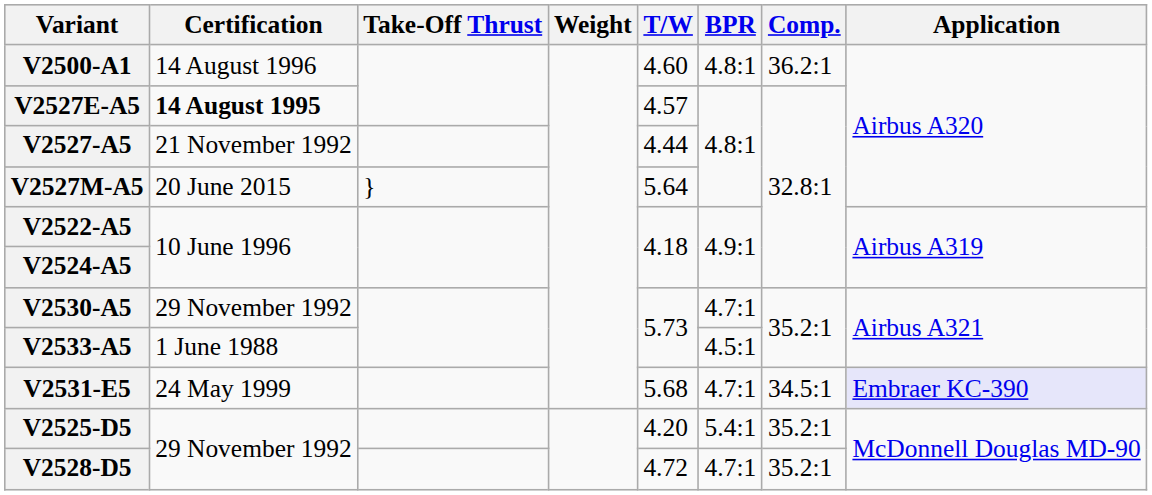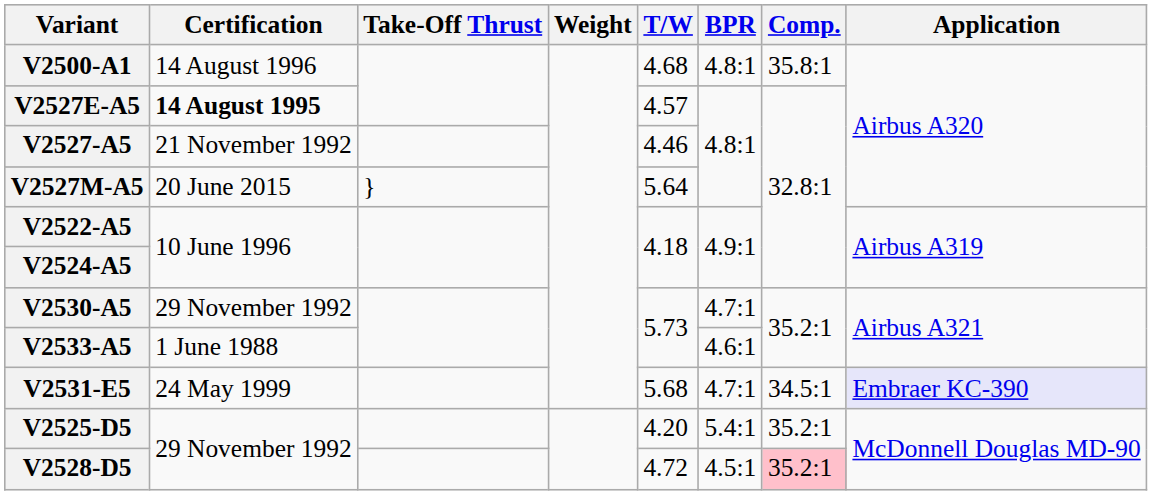(666, 65) 4.60 -> (666, 65) 4.68
(800, 65) 36.2:1 -> (800, 65) 35.8:1
(666, 145) 4.44 -> (666, 145) 4.46
(730, 347) 4.5:1 -> (730, 347) 4.6:1
(730, 468) 4.7:1 -> (730, 468) 4.5:1
(800, 468) no background -> (800, 468) pink background
